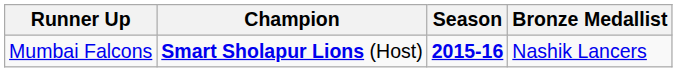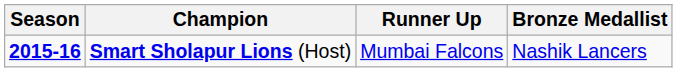columns swapped: (467, 19) <-> (81, 19)
